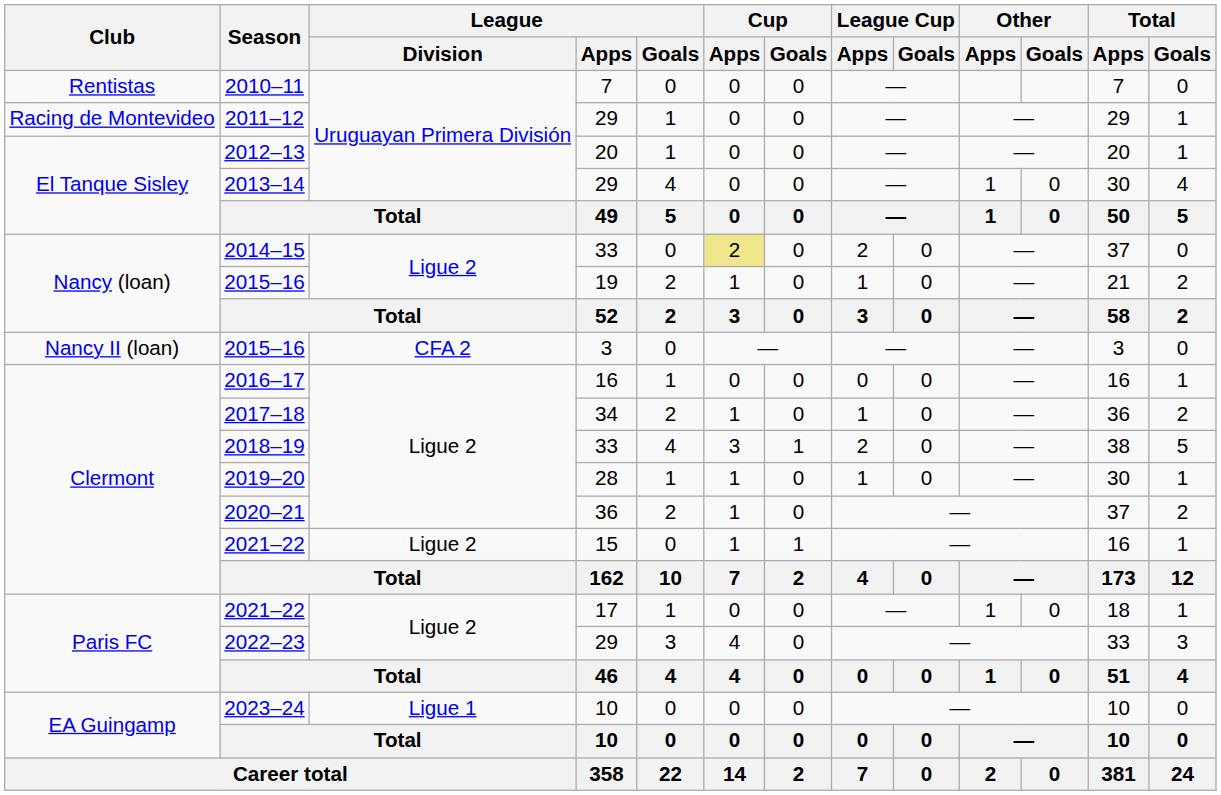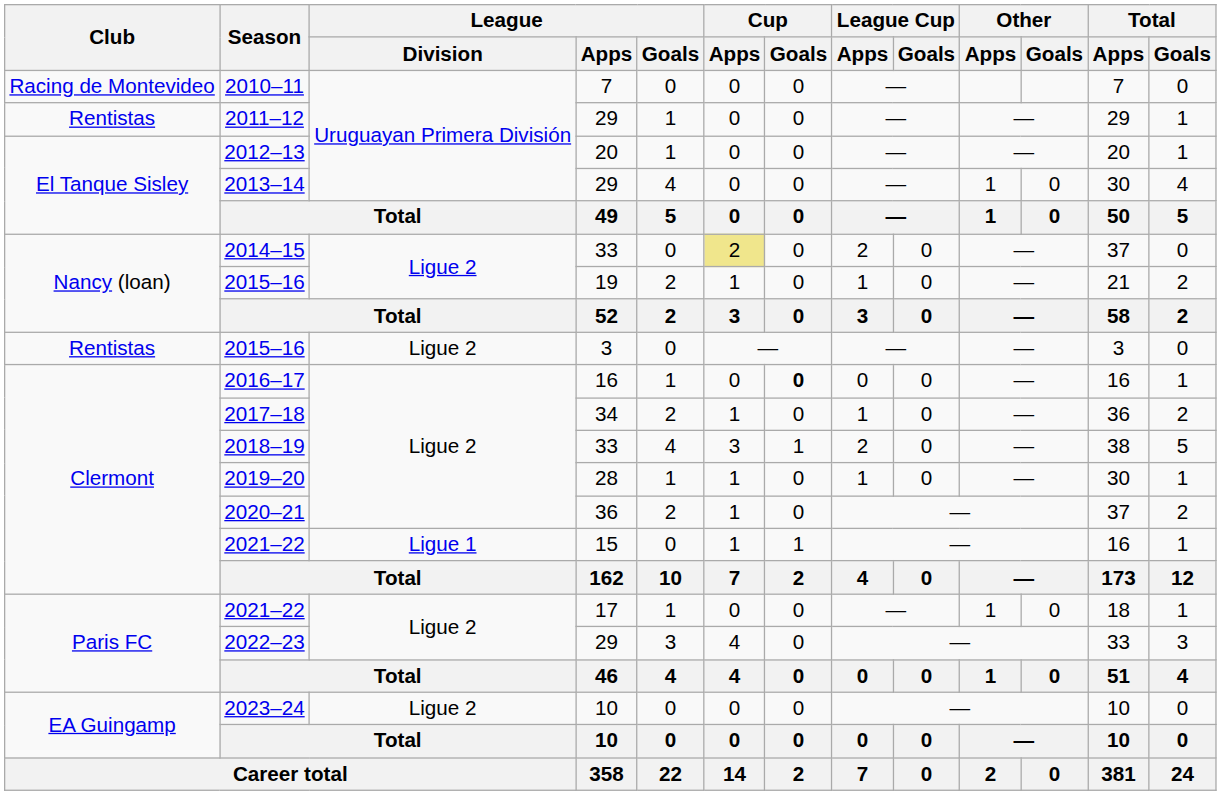(112, 86) Rentistas -> (112, 86) Racing de Montevideo
(112, 119) Racing de Montevideo -> (112, 119) Rentistas
(112, 348) Nancy II (loan) -> (112, 348) Rentistas
(443, 348) CFA 2 -> (443, 348) Ligue 2
(798, 380) normal -> (798, 380) bold
(443, 544) Ligue 2 -> (443, 544) Ligue 1
(443, 708) Ligue 1 -> (443, 708) Ligue 2
